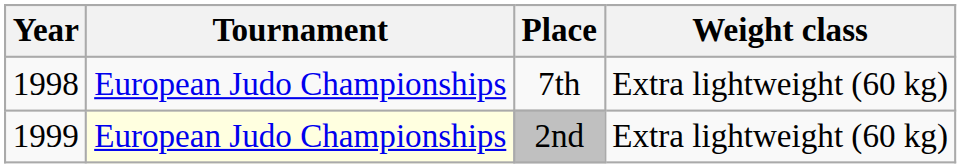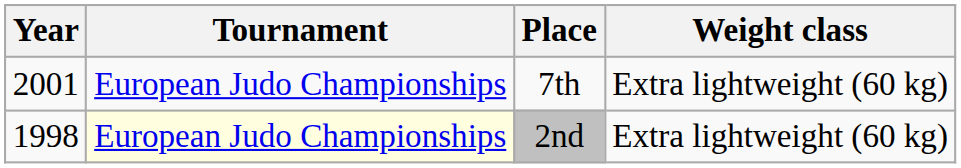(46, 83) 1998 -> (46, 83) 2001
(46, 135) 1999 -> (46, 135) 1998
